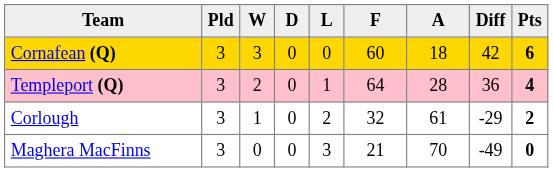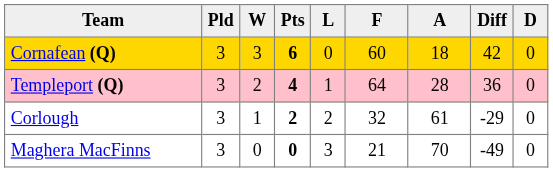columns swapped: (292, 20) <-> (530, 20)
